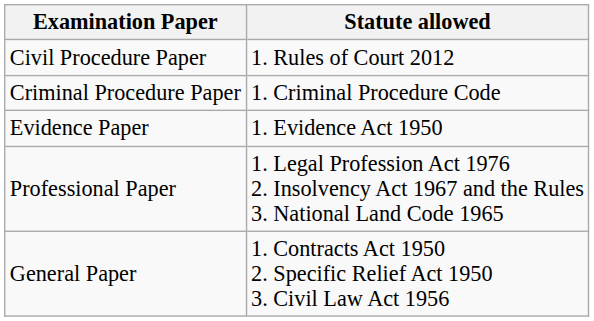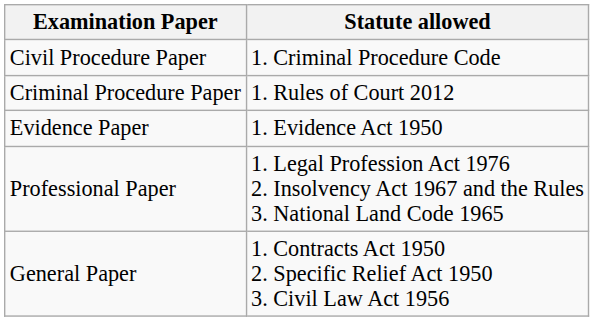(353, 57) 1. Rules of Court 2012 -> (376, 57) 1. Criminal Procedure Code
(376, 92) 1. Criminal Procedure Code -> (353, 92) 1. Rules of Court 2012
